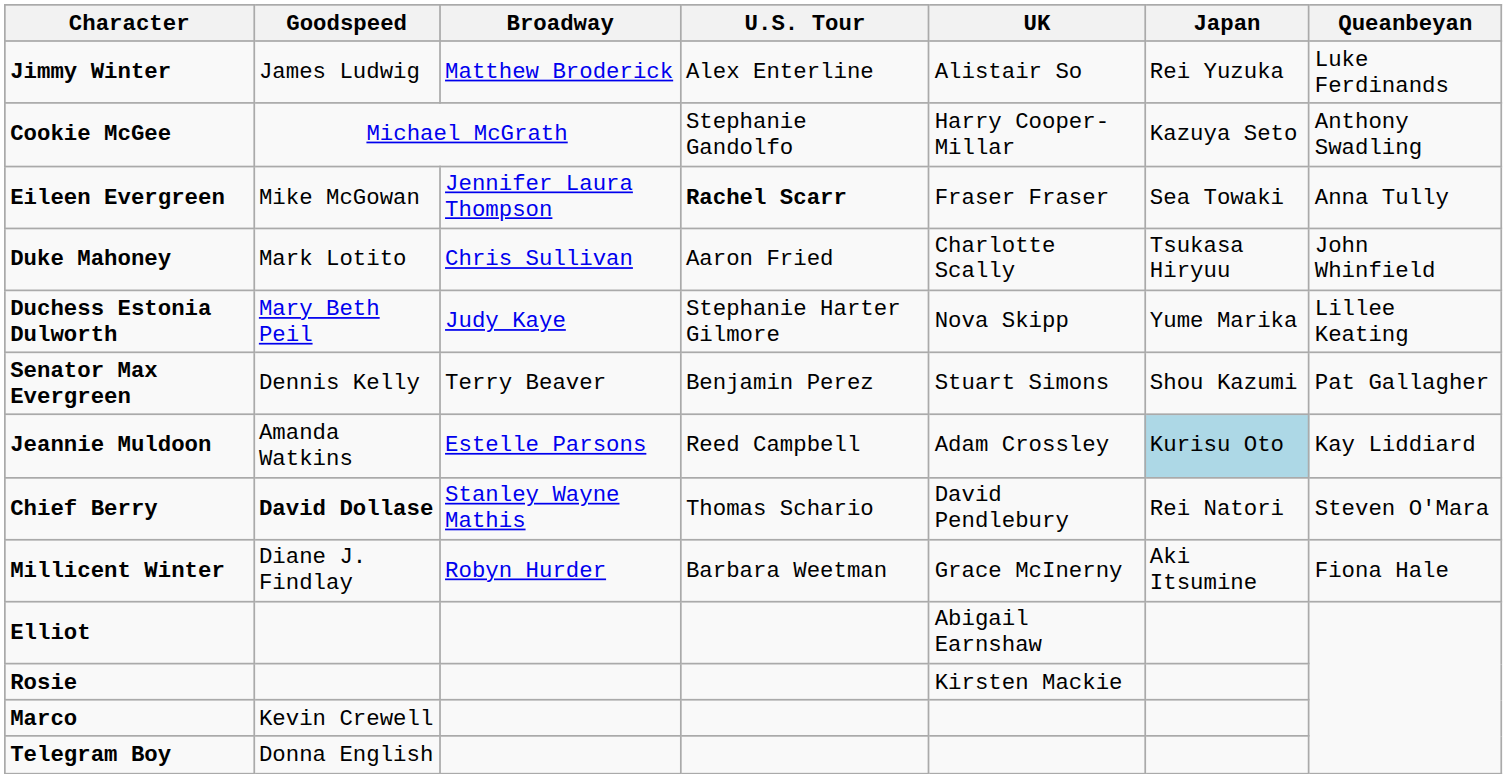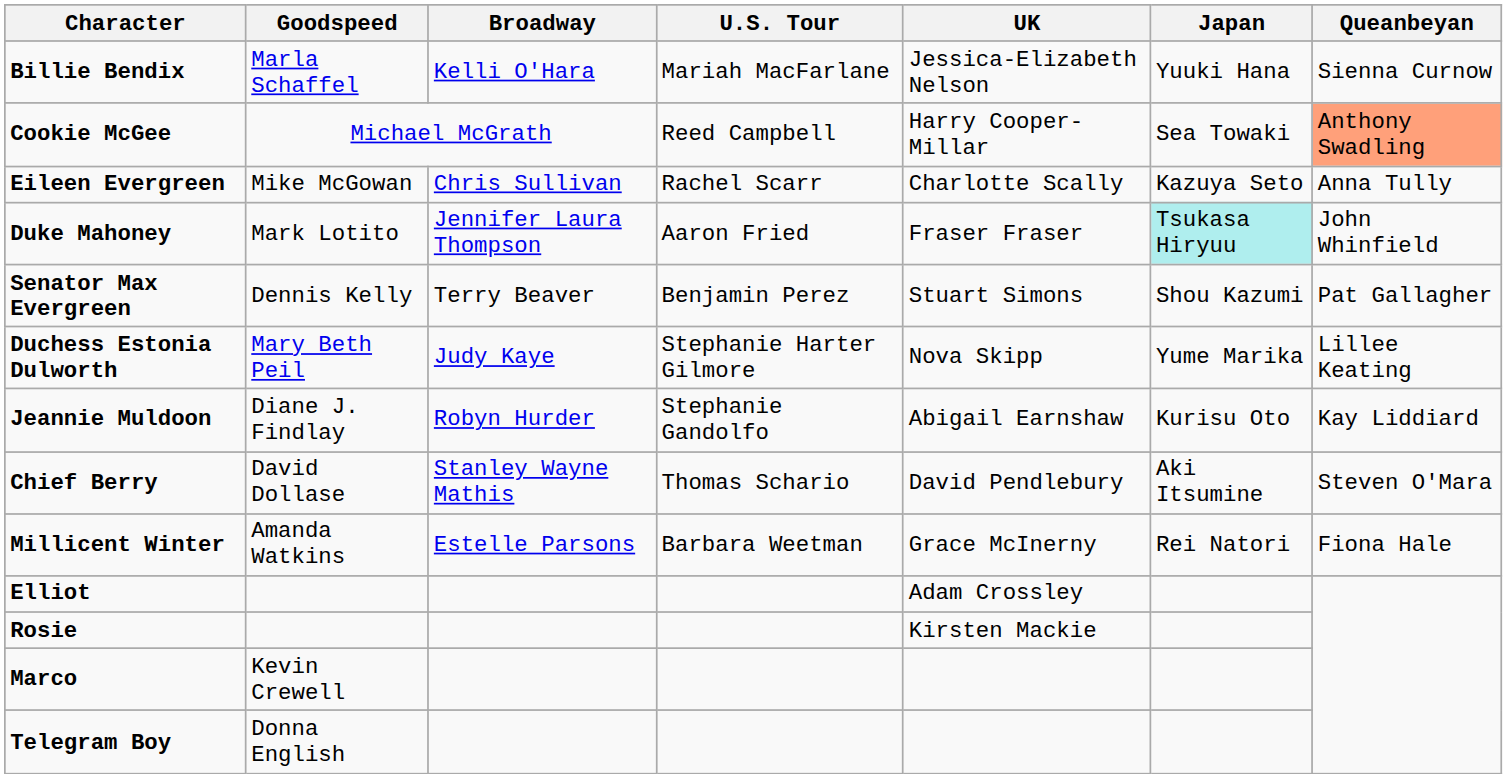- row: (91, 72)
+ row: (97, 72)
(746, 135) Stephanie Gandolfo -> (749, 135) Reed Campbell
(1224, 135) Kazuya Seto -> (1223, 135) Sea Towaki
(1368, 135) no background -> (1371, 135) lightsalmon background
(539, 197) Jennifer Laura Thompson -> (528, 184) Chris Sullivan
(766, 197) bold -> (742, 184) normal
(1022, 197) Fraser Fraser -> (1016, 184) Charlotte Scally
(1217, 197) Sea Towaki -> (1230, 184) Kazuya Seto
(539, 259) Chris Sullivan -> (528, 233) Jennifer Laura Thompson
(995, 259) Charlotte Scally -> (996, 233) Fraser Fraser
(1197, 259) no background -> (1203, 233) paleturquoise background
rows swapped: (111, 321) <-> (84, 384)
(306, 446) Amanda Watkins -> (305, 420) Diane J. Findlay
(546, 446) Estelle Parsons -> (514, 420) Robyn Hurder
(773, 446) Reed Campbell -> (722, 420) Stephanie Gandolfo
(1022, 446) Adam Crossley -> (1016, 420) Abigail Earnshaw
(1217, 446) lightblue background -> (1223, 420) no background
(346, 508) bold -> (298, 482) normal
(1217, 508) Rei Natori -> (1210, 482) Aki Itsumine
(313, 570) Diane J. Findlay -> (298, 545) Amanda Watkins
(526, 570) Robyn Hurder -> (535, 545) Estelle Parsons
(1204, 570) Aki Itsumine -> (1223, 545) Rei Natori
(988, 633) Abigail Earnshaw -> (996, 594) Adam Crossley
